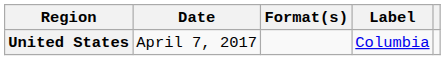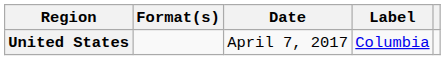columns swapped: (197, 17) <-> (306, 17)
